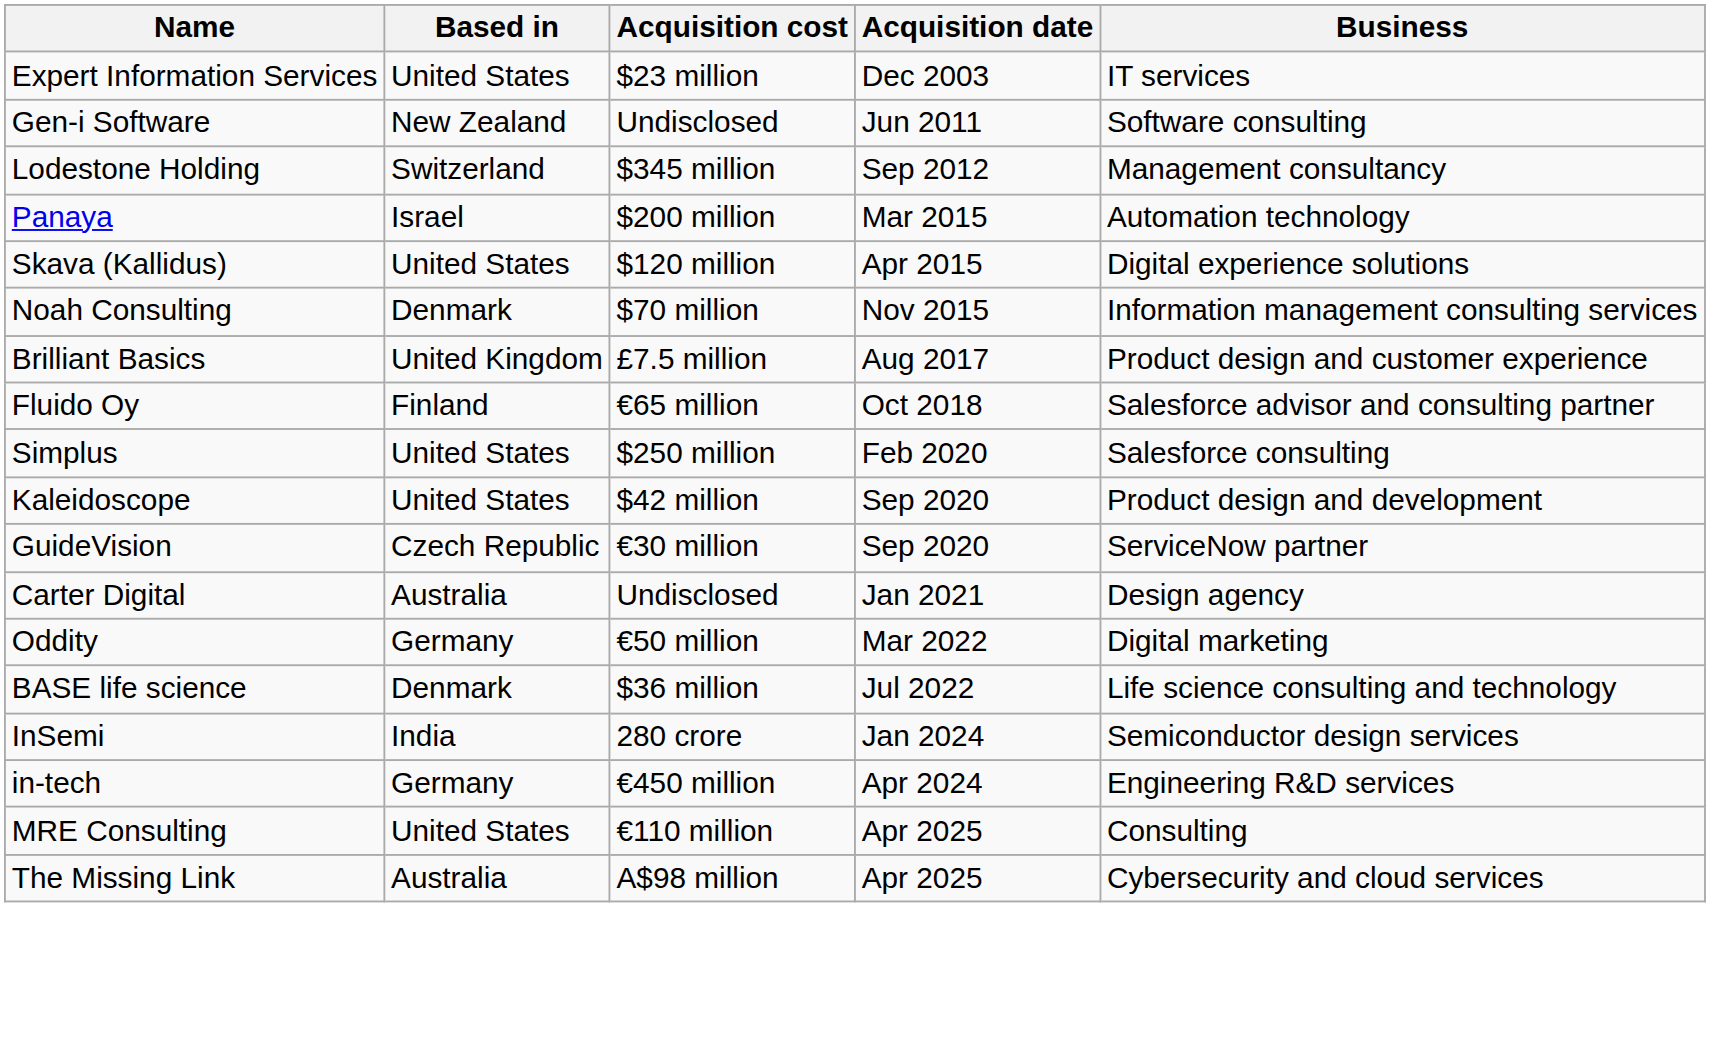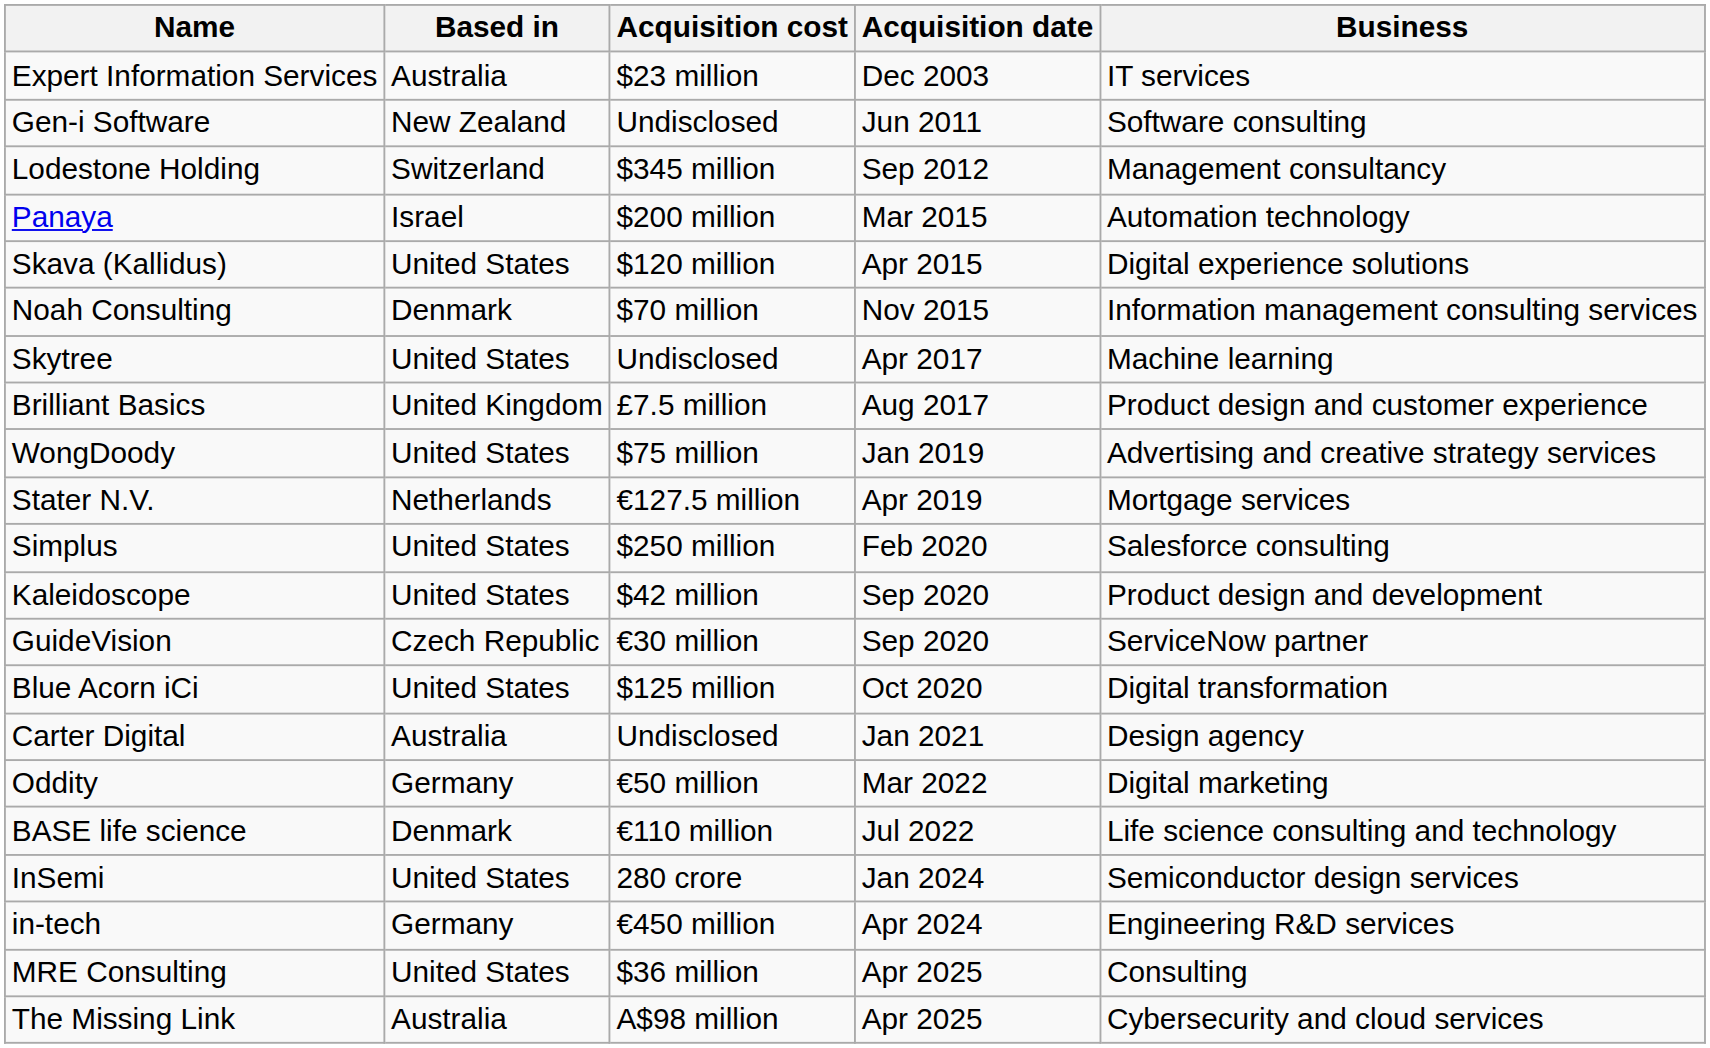(480, 75) United States -> (449, 75) Australia
+ row: (62, 358)
- row: (75, 405)
+ row: (93, 452)
+ row: (83, 500)
+ row: (105, 688)
(688, 688) $36 million -> (695, 830) €110 million
(423, 736) India -> (480, 877) United States
(695, 830) €110 million -> (688, 972) $36 million
